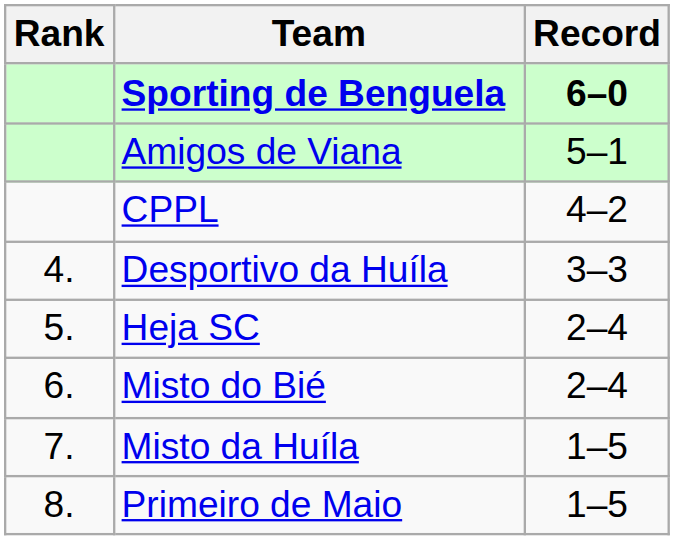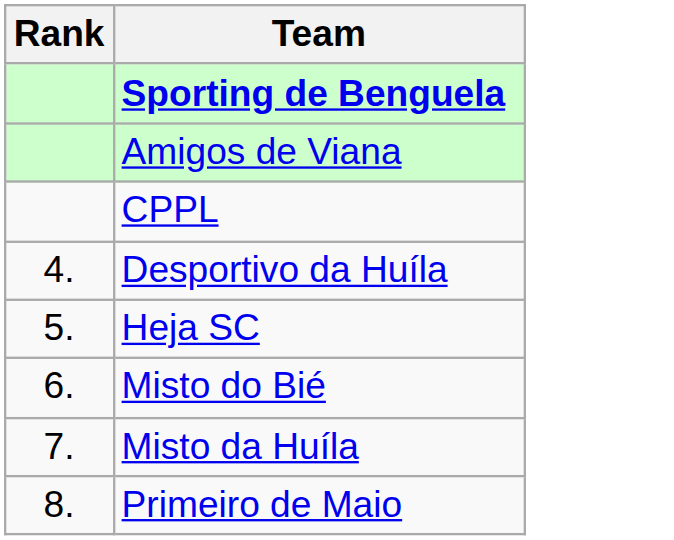- column: (597, 33)
